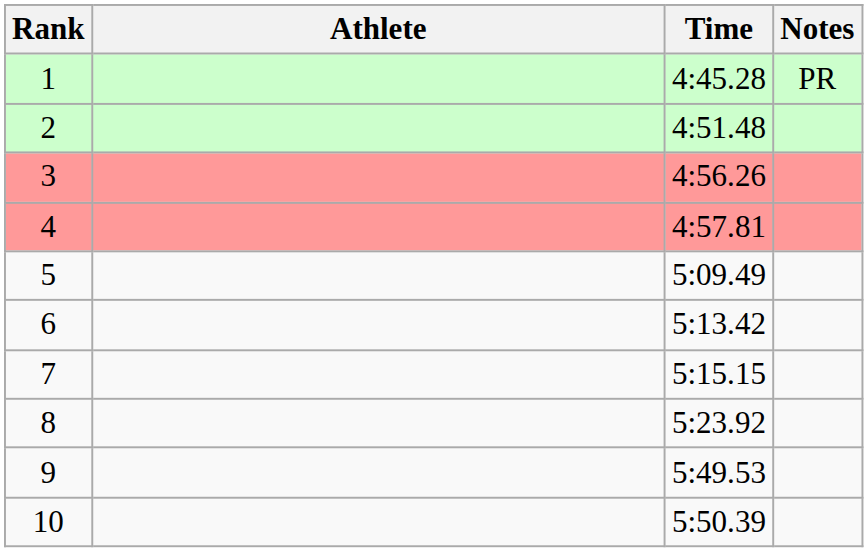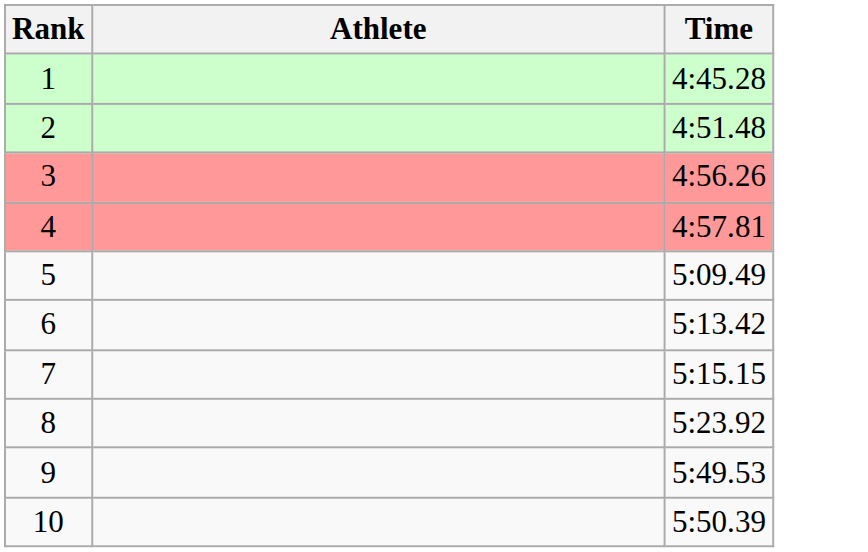- column: (817, 29)
